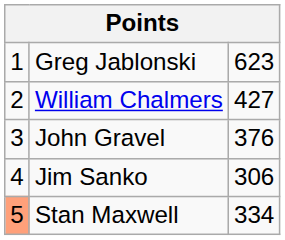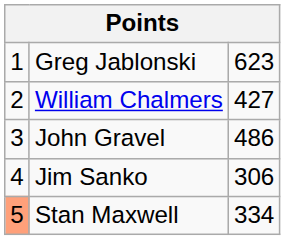(254, 138) 376 -> (254, 138) 486
